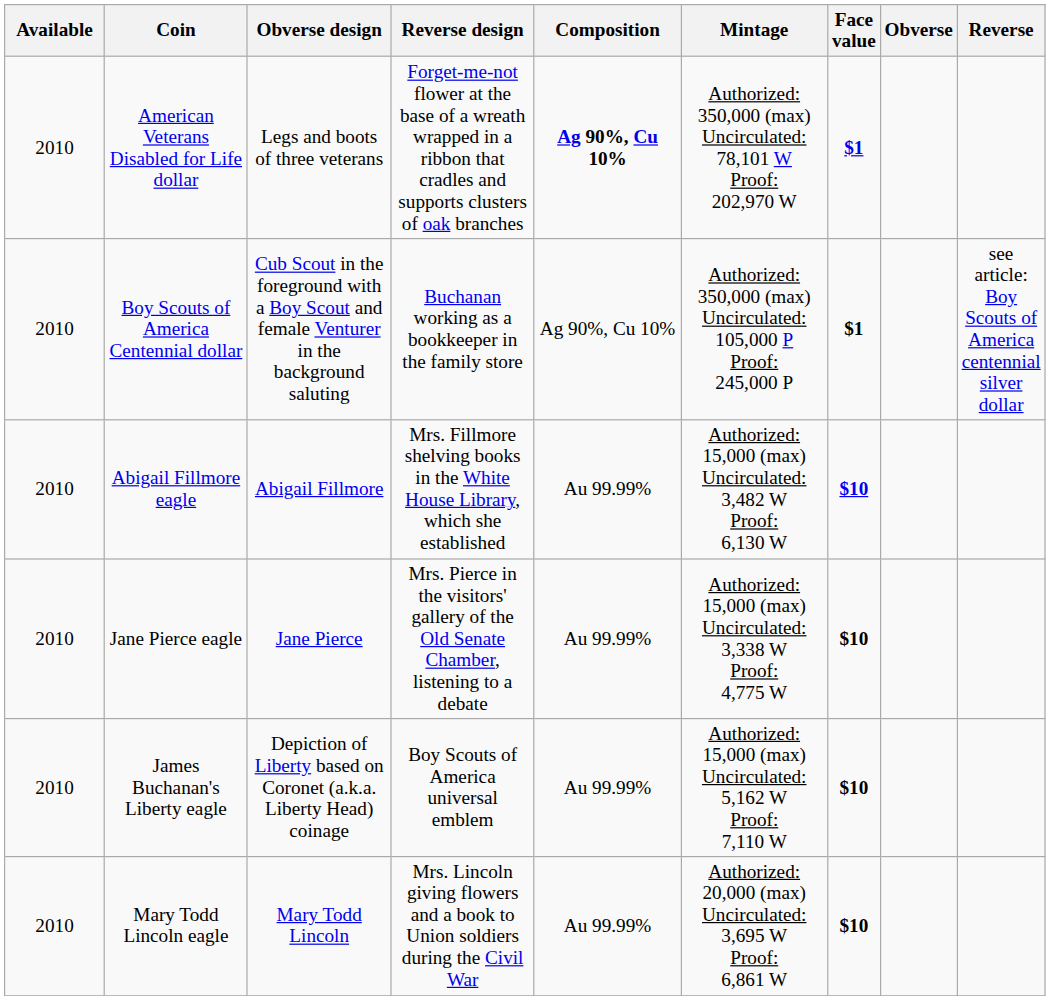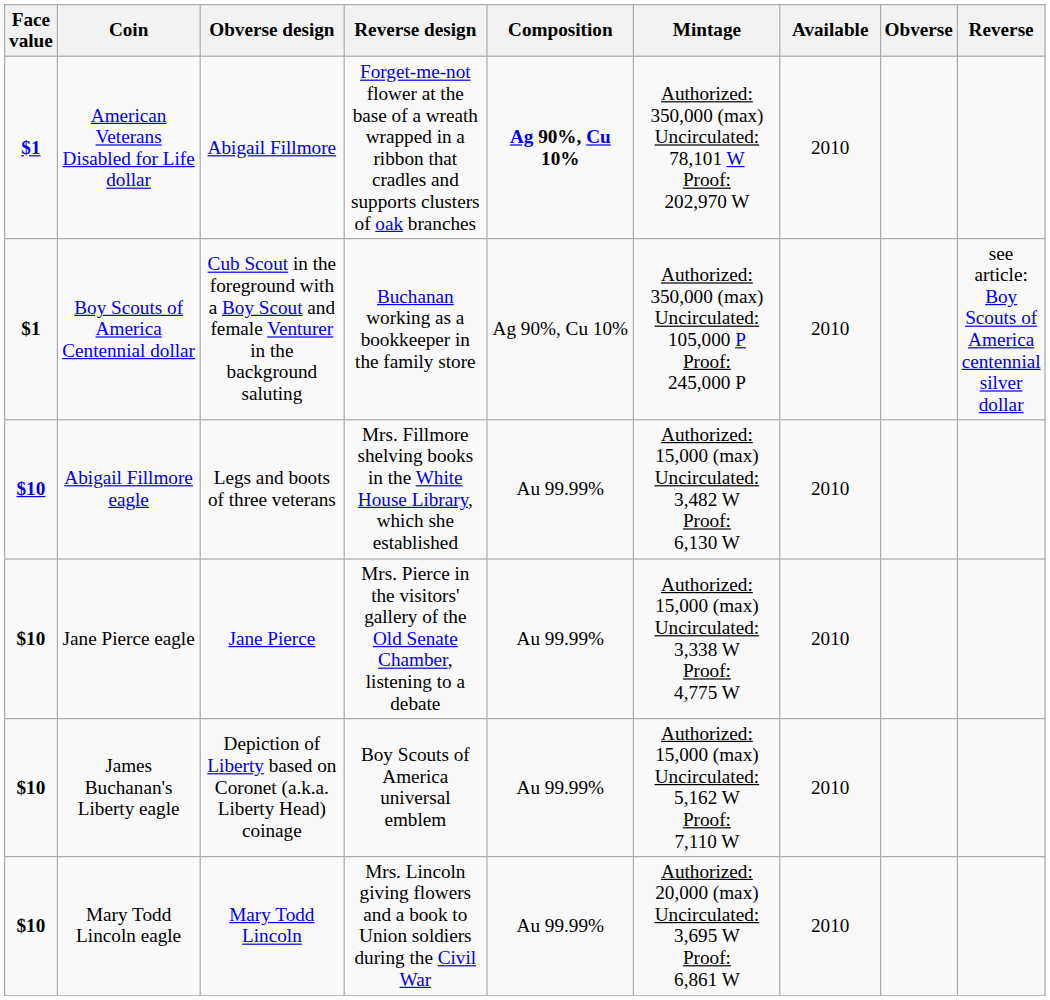columns swapped: (854, 30) <-> (55, 30)
(319, 147) Legs and boots of three veterans -> (272, 147) Abigail Fillmore
(319, 489) Abigail Fillmore -> (272, 489) Legs and boots of three veterans
